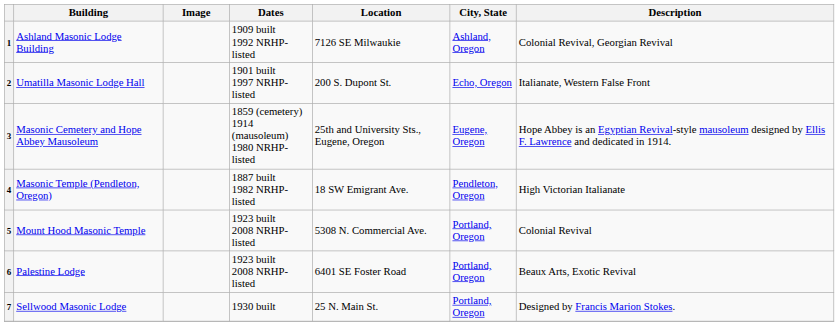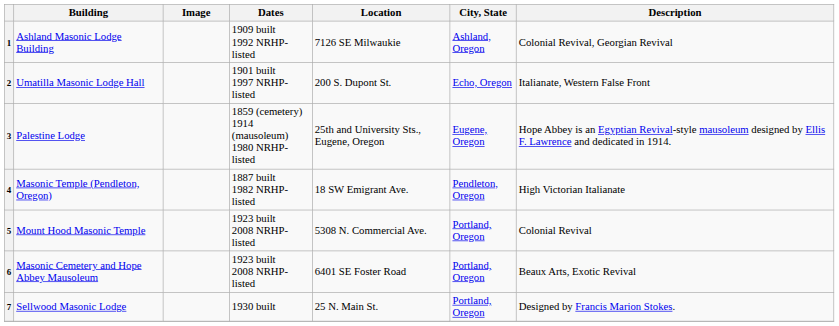(79, 136) Masonic Cemetery and Hope Abbey Mausoleum -> (51, 136) Palestine Lodge
(51, 271) Palestine Lodge -> (79, 271) Masonic Cemetery and Hope Abbey Mausoleum
